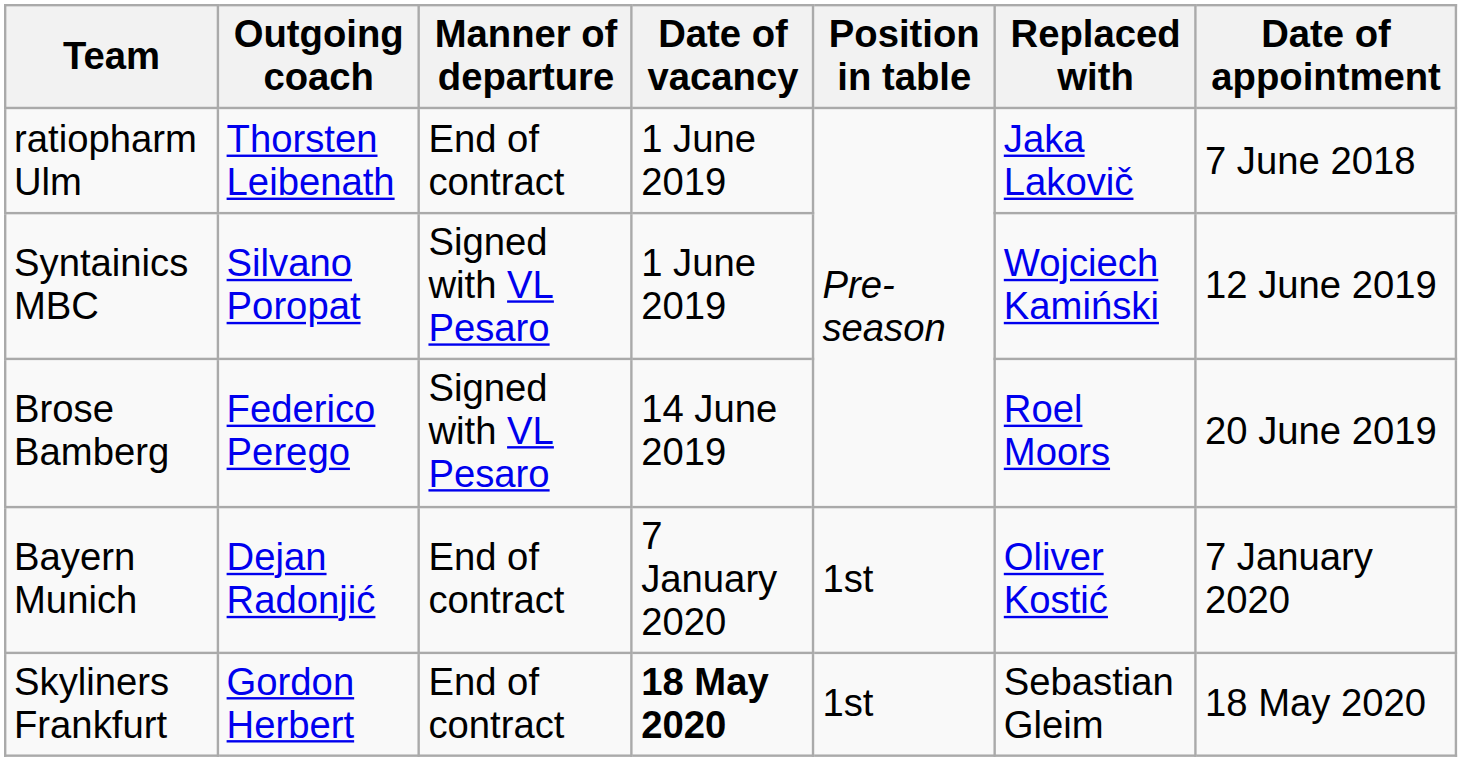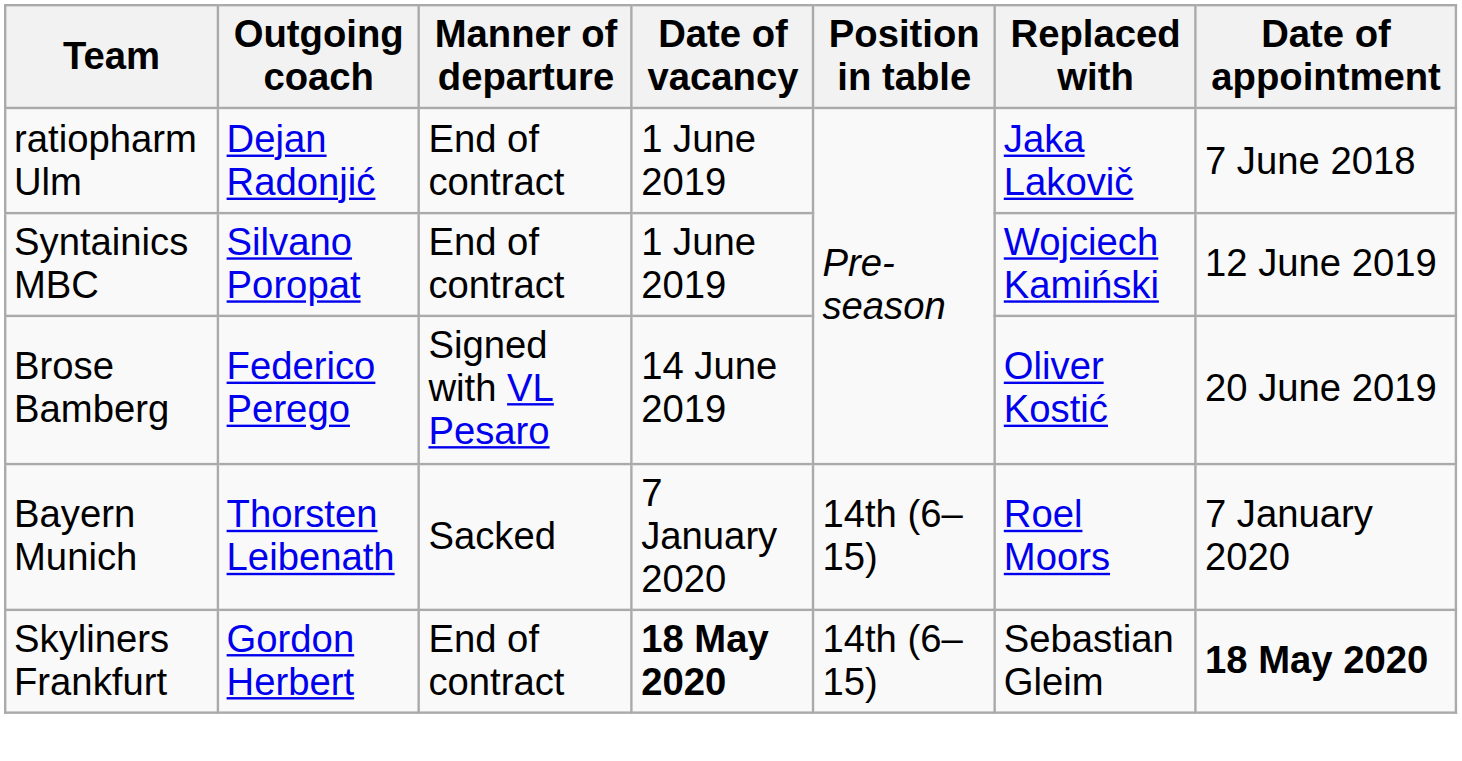(311, 159) Thorsten Leibenath -> (301, 159) Dejan Radonjić
(491, 285) Signed with VL Pesaro -> (496, 263) End of contract
(1057, 431) Roel Moors -> (1056, 388) Oliver Kostić
(301, 578) Dejan Radonjić -> (311, 535) Thorsten Leibenath
(496, 578) End of contract -> (492, 535) Sacked
(848, 578) 1st -> (893, 535) 14th (6–15)
(1056, 578) Oliver Kostić -> (1057, 535) Roel Moors
(848, 703) 1st -> (893, 660) 14th (6–15)
(1316, 703) normal -> (1317, 660) bold
